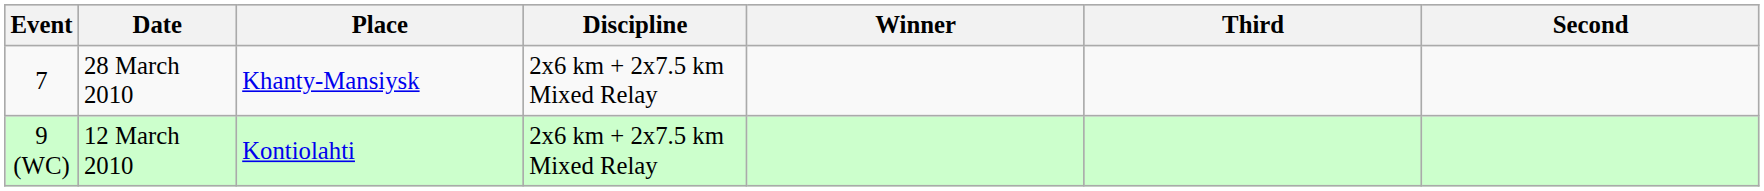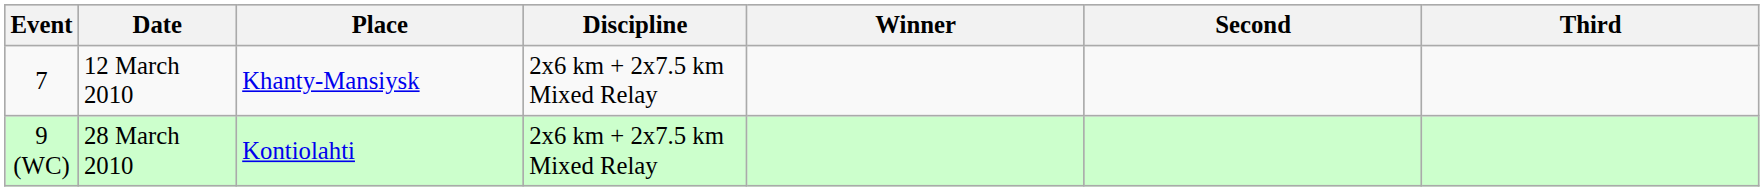columns swapped: (1591, 25) <-> (1253, 25)
(132, 80) 28 March 2010 -> (132, 80) 12 March 2010
(132, 150) 12 March 2010 -> (132, 150) 28 March 2010
